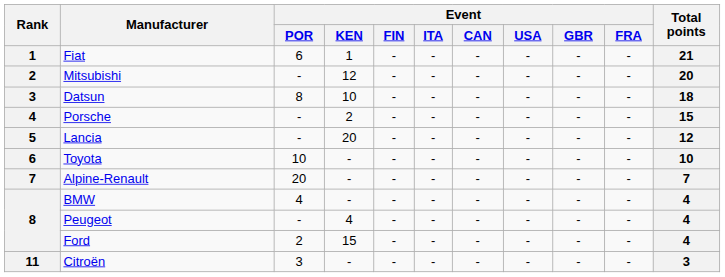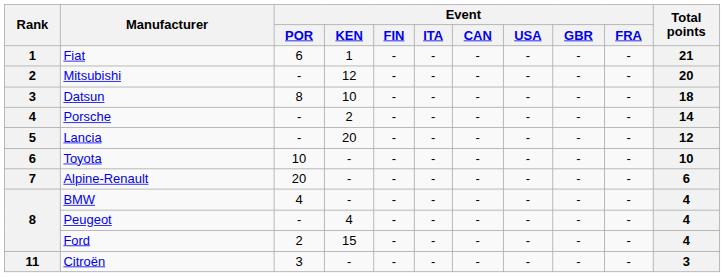(686, 117) 15 -> (686, 117) 14
(686, 179) 7 -> (686, 179) 6
